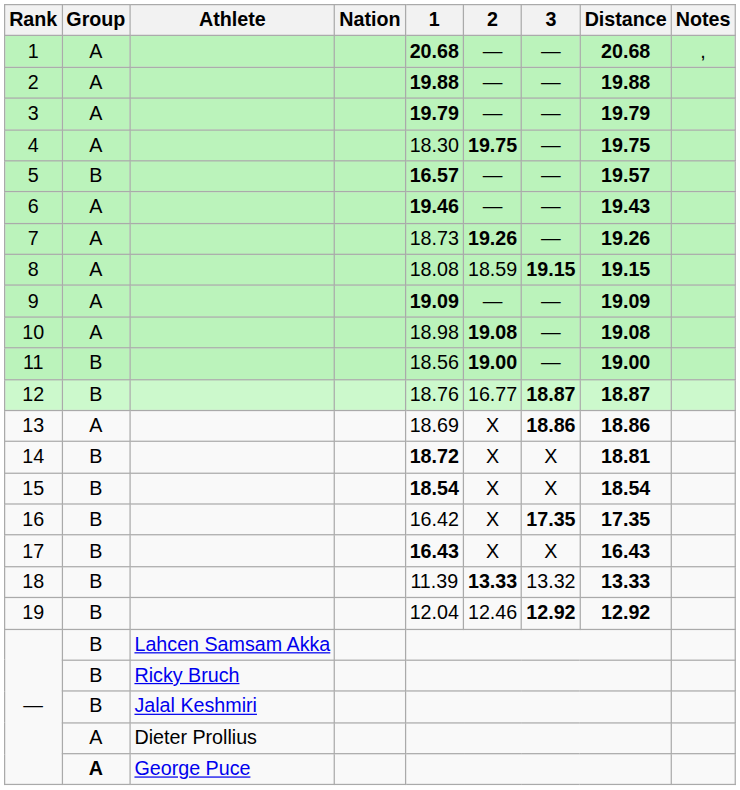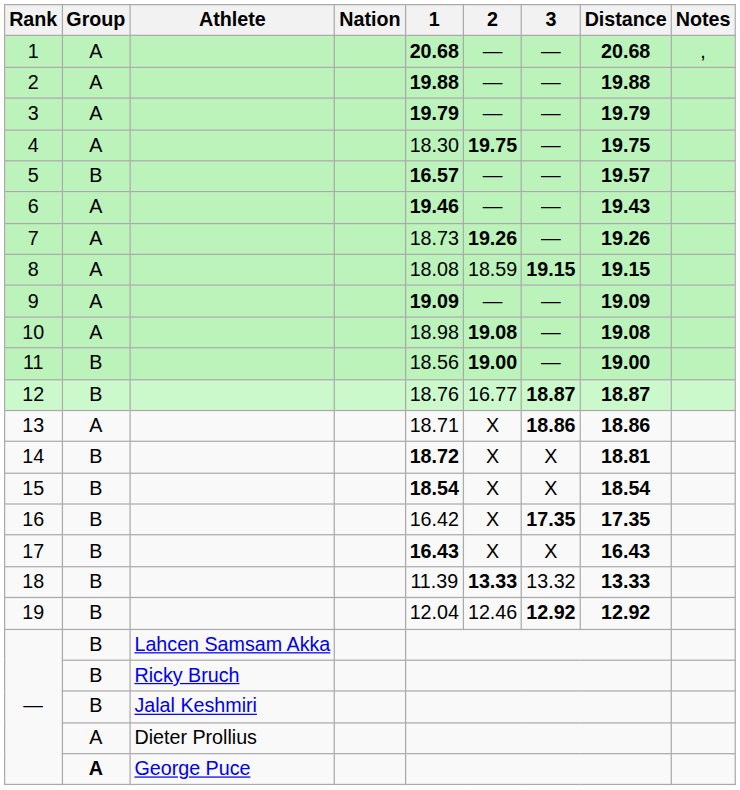(434, 425) 18.69 -> (434, 425) 18.71
